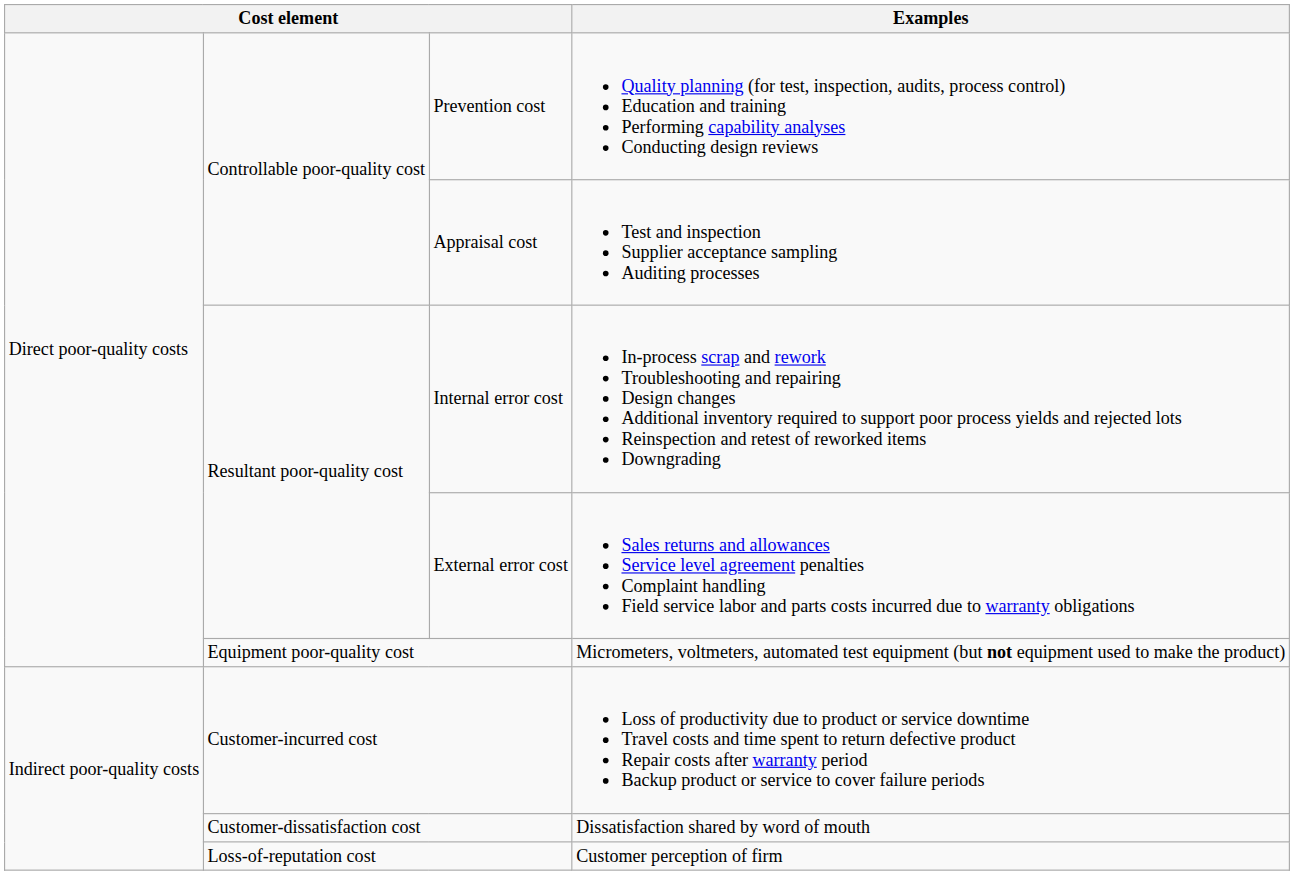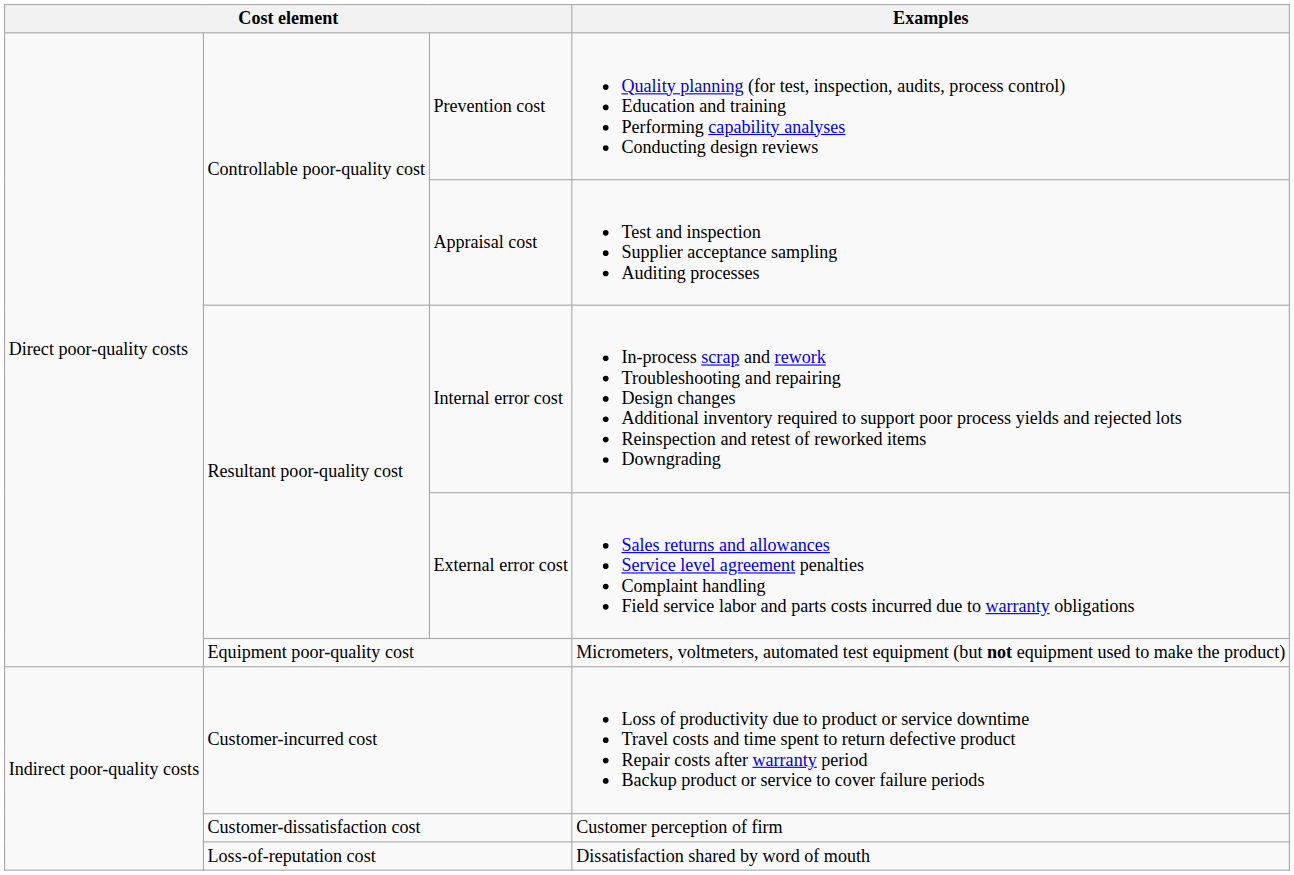(723, 827) Dissatisfaction shared by word of mouth -> (679, 827) Customer perception of firm
(679, 856) Customer perception of firm -> (723, 856) Dissatisfaction shared by word of mouth
